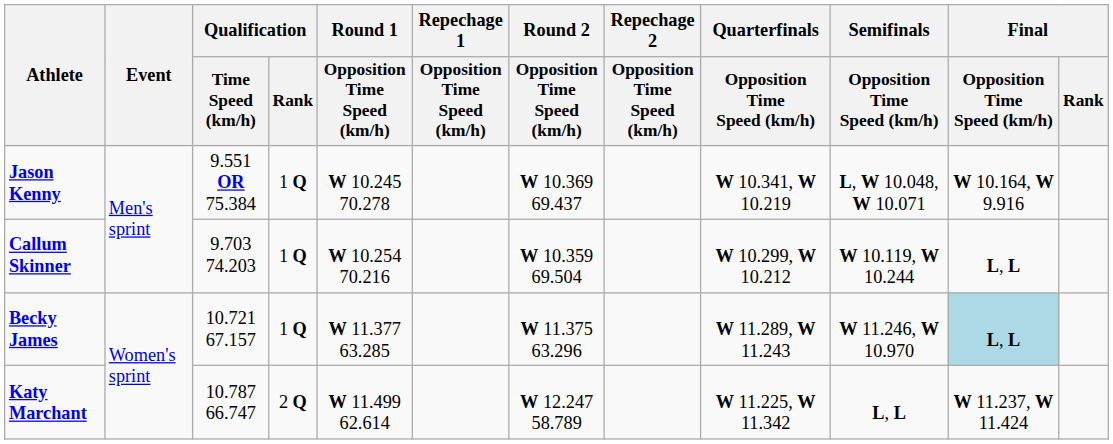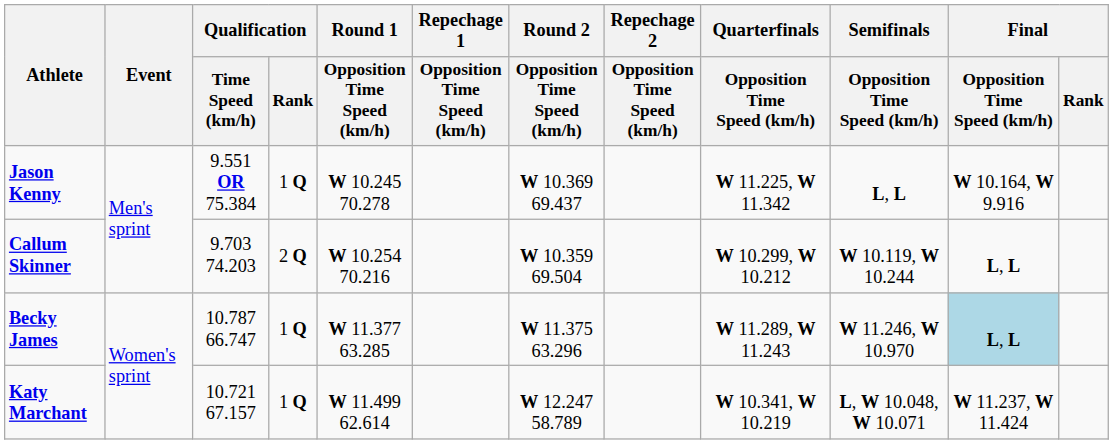(766, 193) W 10.341, W 10.219 -> (766, 193) W 11.225, W 11.342
(889, 193) L, W 10.048, W 10.071 -> (889, 193) L, L
(293, 256) 1 Q -> (293, 256) 2 Q
(231, 329) 10.721 67.157 -> (231, 329) 10.787 66.747
(231, 402) 10.787 66.747 -> (231, 402) 10.721 67.157
(293, 402) 2 Q -> (293, 402) 1 Q
(766, 413) W 11.225, W 11.342 -> (766, 413) W 10.341, W 10.219
(889, 413) L, L -> (889, 413) L, W 10.048, W 10.071
